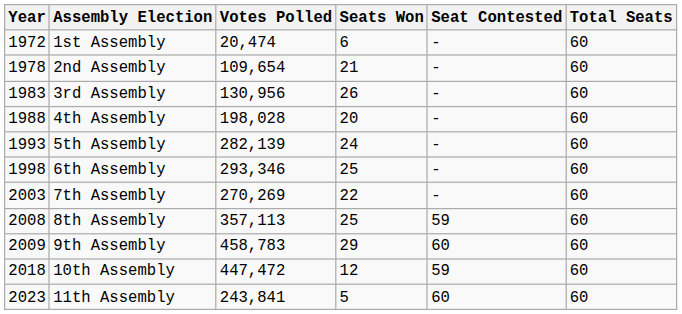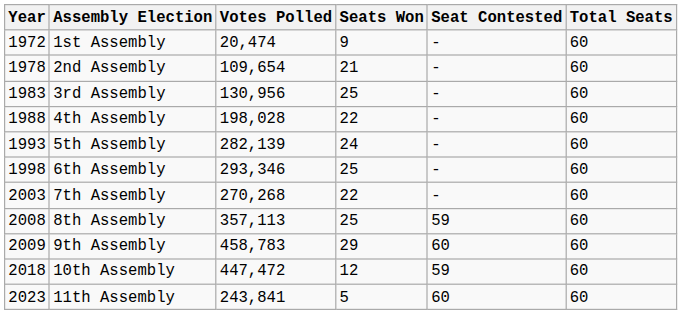(344, 43) 6 -> (344, 43) 9
(349, 94) 26 -> (349, 94) 25
(349, 119) 20 -> (349, 119) 22
(253, 195) 270,269 -> (253, 195) 270,268
